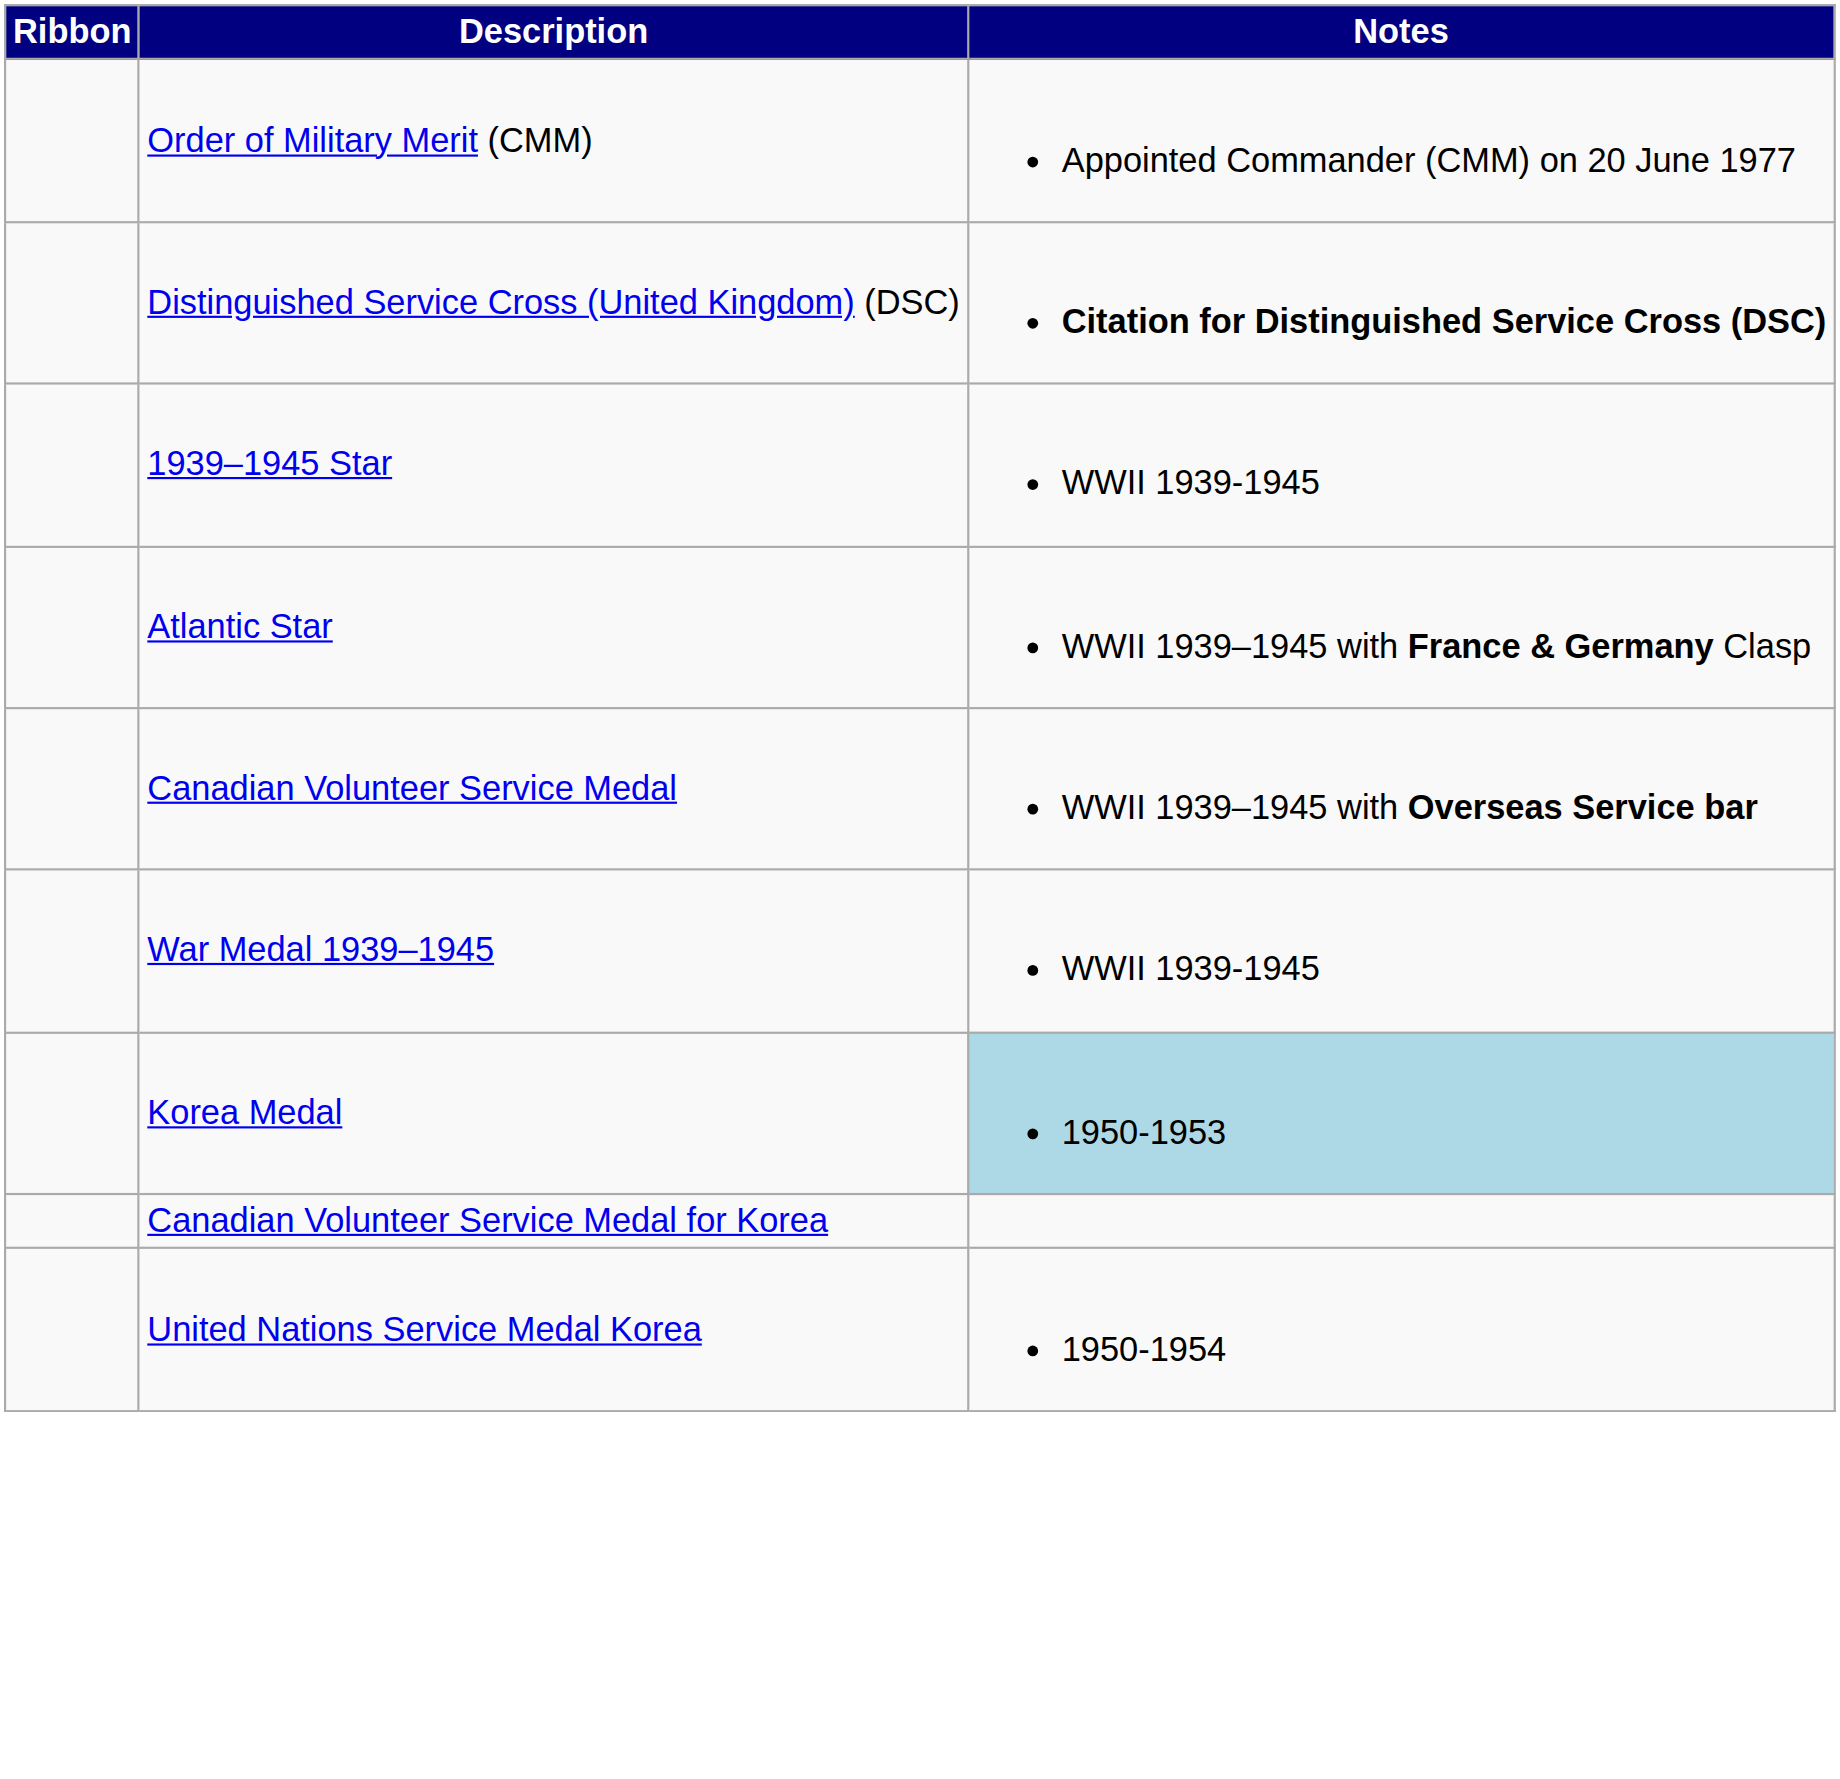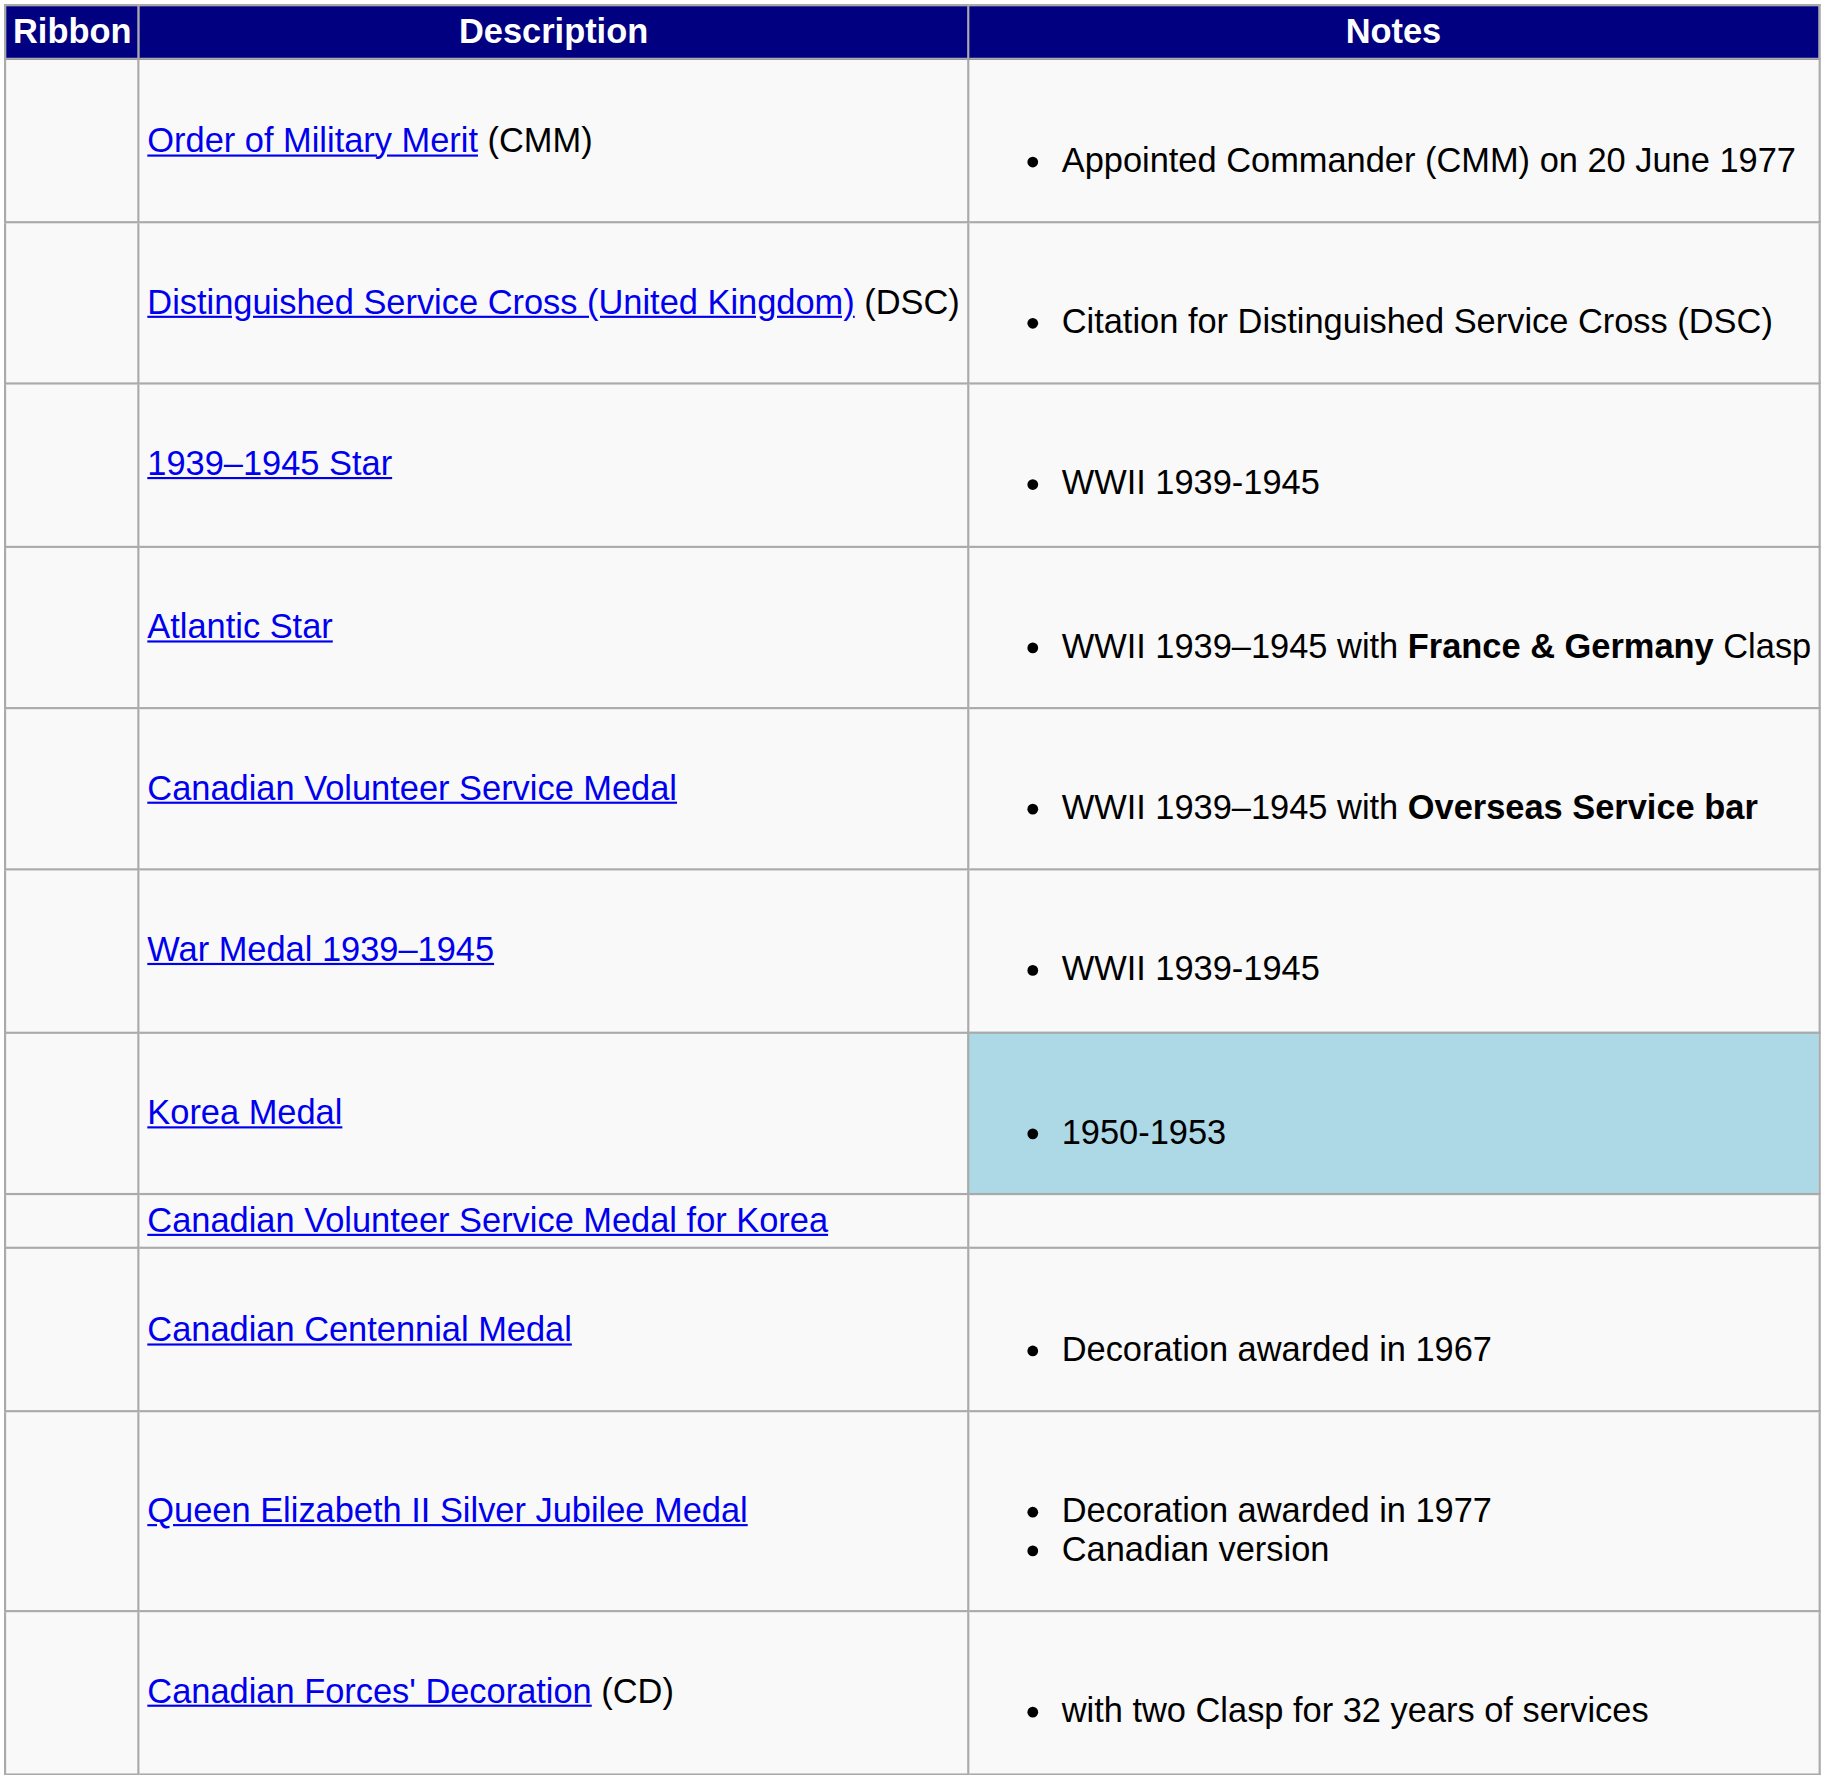(1401, 322) bold -> (1393, 322) normal
- row: (425, 1329)
+ row: (360, 1329)
+ row: (448, 1510)
+ row: (411, 1691)
